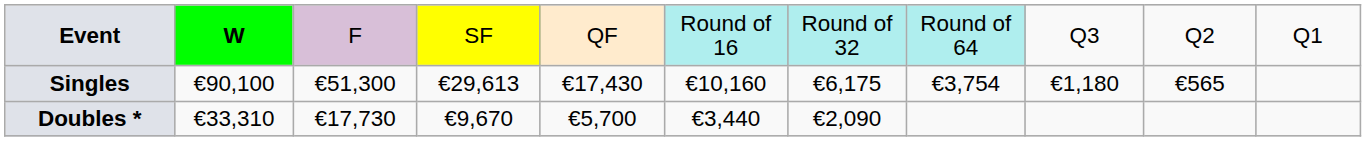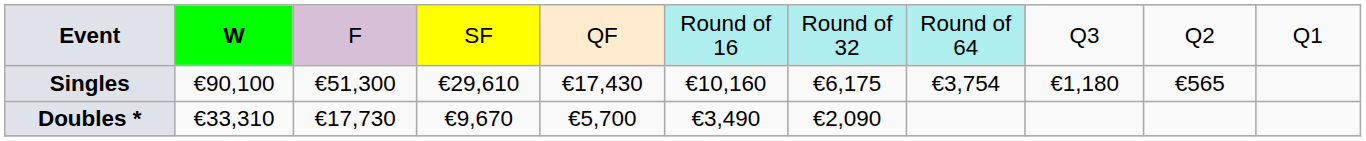(479, 83) €29,613 -> (479, 83) €29,610
(726, 119) €3,440 -> (726, 119) €3,490
